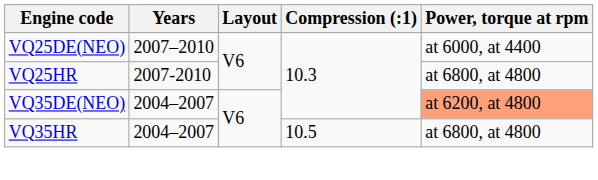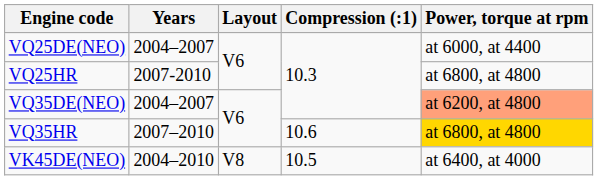(174, 47) 2007–2010 -> (174, 47) 2004–2007
(174, 132) 2004–2007 -> (174, 132) 2007–2010
(301, 132) 10.5 -> (301, 132) 10.6
(483, 132) no background -> (483, 132) gold background
+ row: (67, 160)
